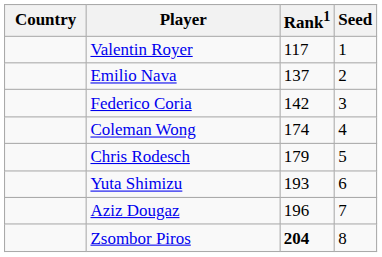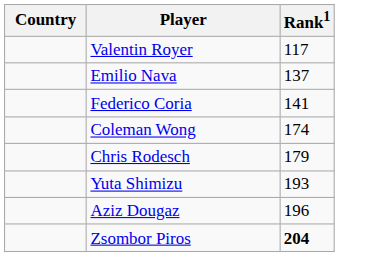- column: (355, 20)
(296, 103) 142 -> (296, 103) 141
